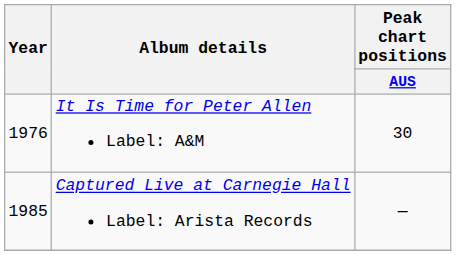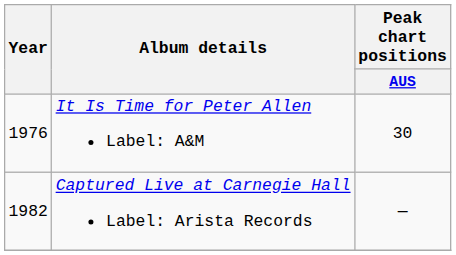(28, 211) 1985 -> (28, 211) 1982
